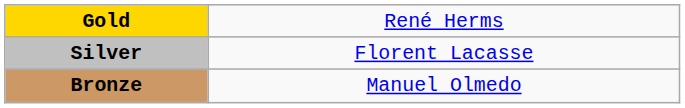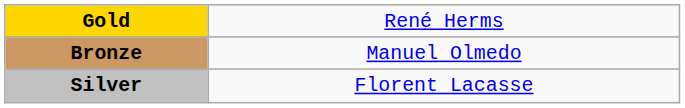rows swapped: (106, 53) <-> (106, 86)
